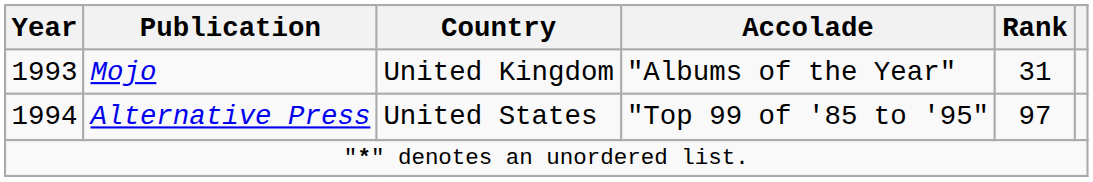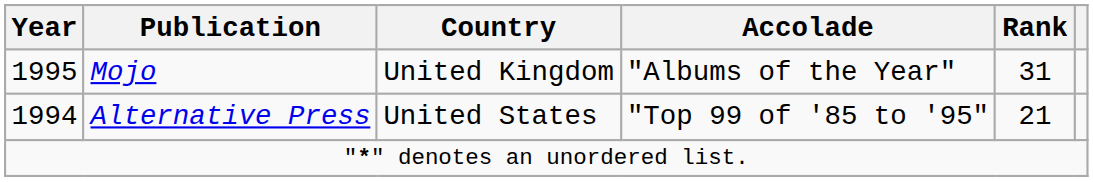(45, 72) 1993 -> (45, 72) 1995
(1035, 117) 97 -> (1035, 117) 21
